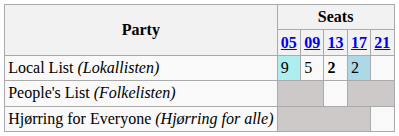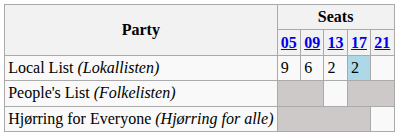(285, 67) paleturquoise background -> (285, 67) no background
(308, 67) 5 -> (308, 67) 6
(332, 67) bold -> (332, 67) normal
